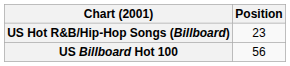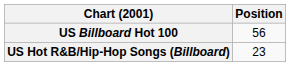rows swapped: (118, 52) <-> (118, 33)
